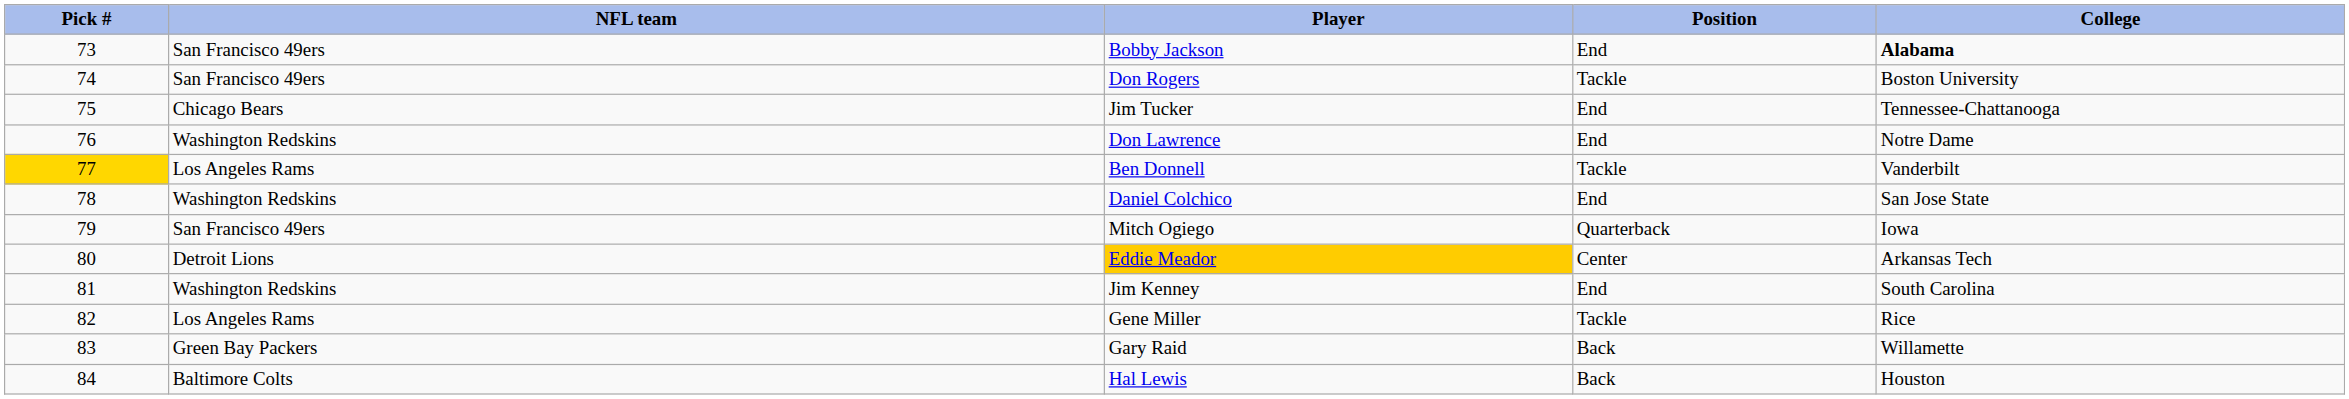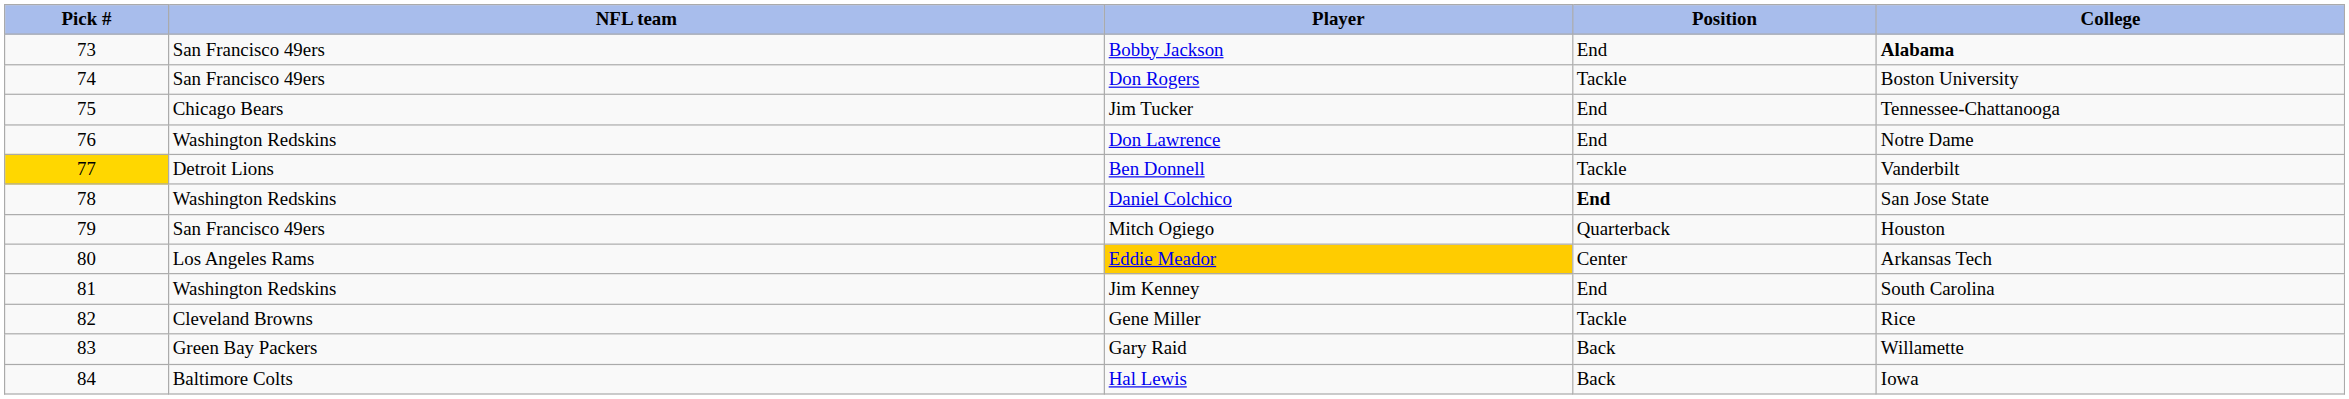(244, 169) Los Angeles Rams -> (223, 169) Detroit Lions
(1592, 199) normal -> (1593, 199) bold
(1900, 229) Iowa -> (1913, 229) Houston
(223, 259) Detroit Lions -> (244, 259) Los Angeles Rams
(244, 318) Los Angeles Rams -> (243, 318) Cleveland Browns
(1913, 378) Houston -> (1900, 378) Iowa
